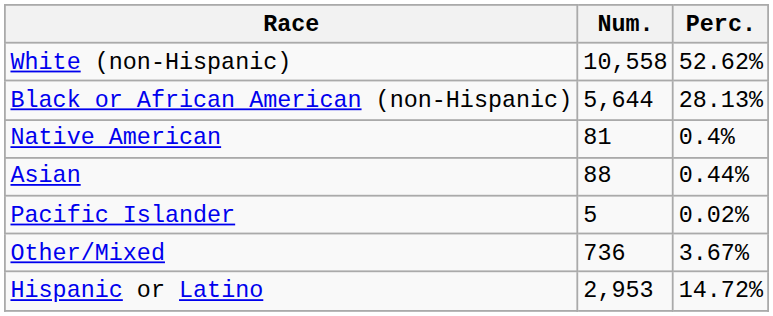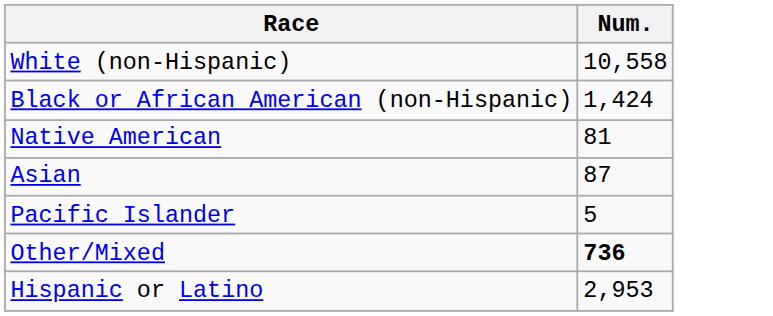- column: (721, 24)
(618, 100) 5,644 -> (618, 100) 1,424
(597, 177) 88 -> (597, 177) 87
(604, 253) normal -> (604, 253) bold
